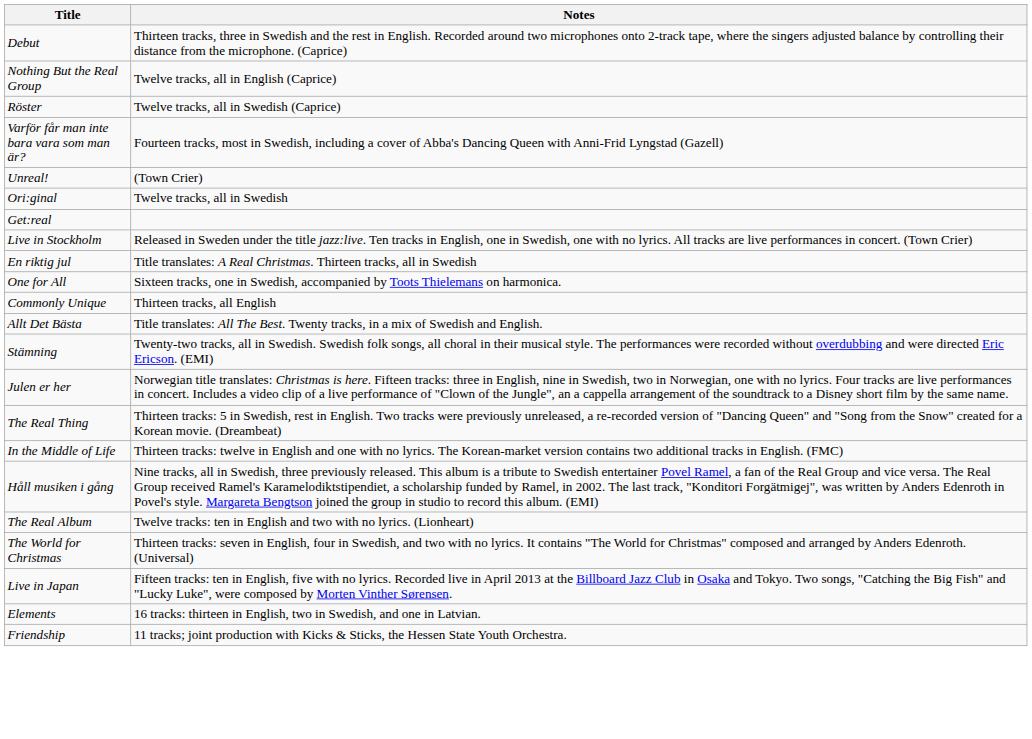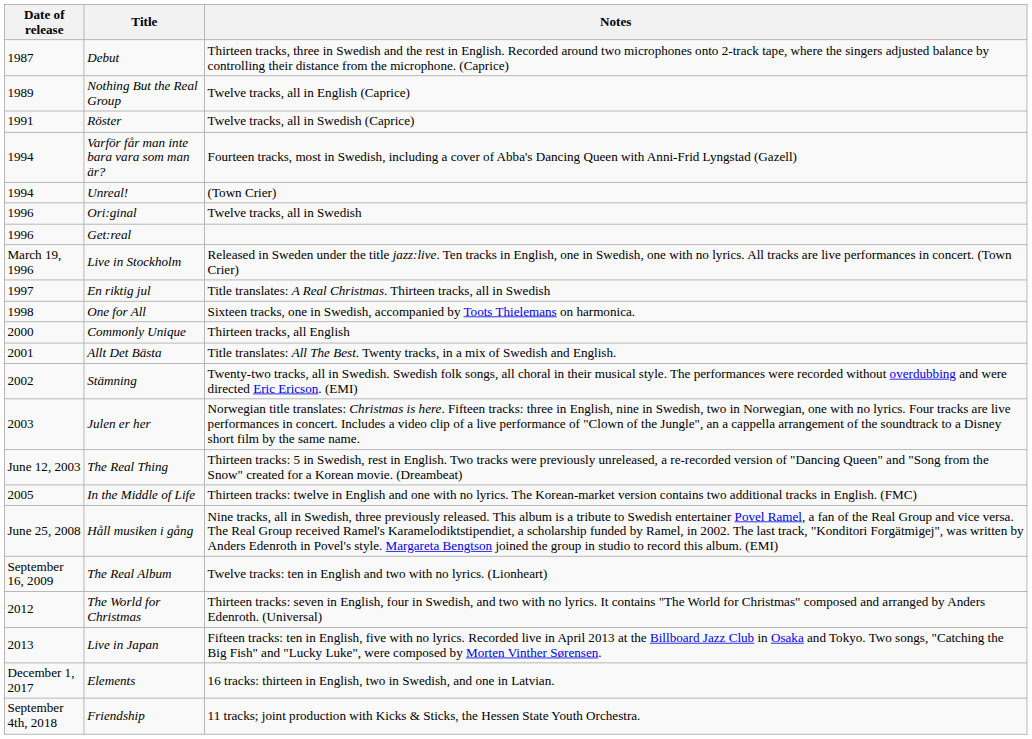+ column: (44, 22)
